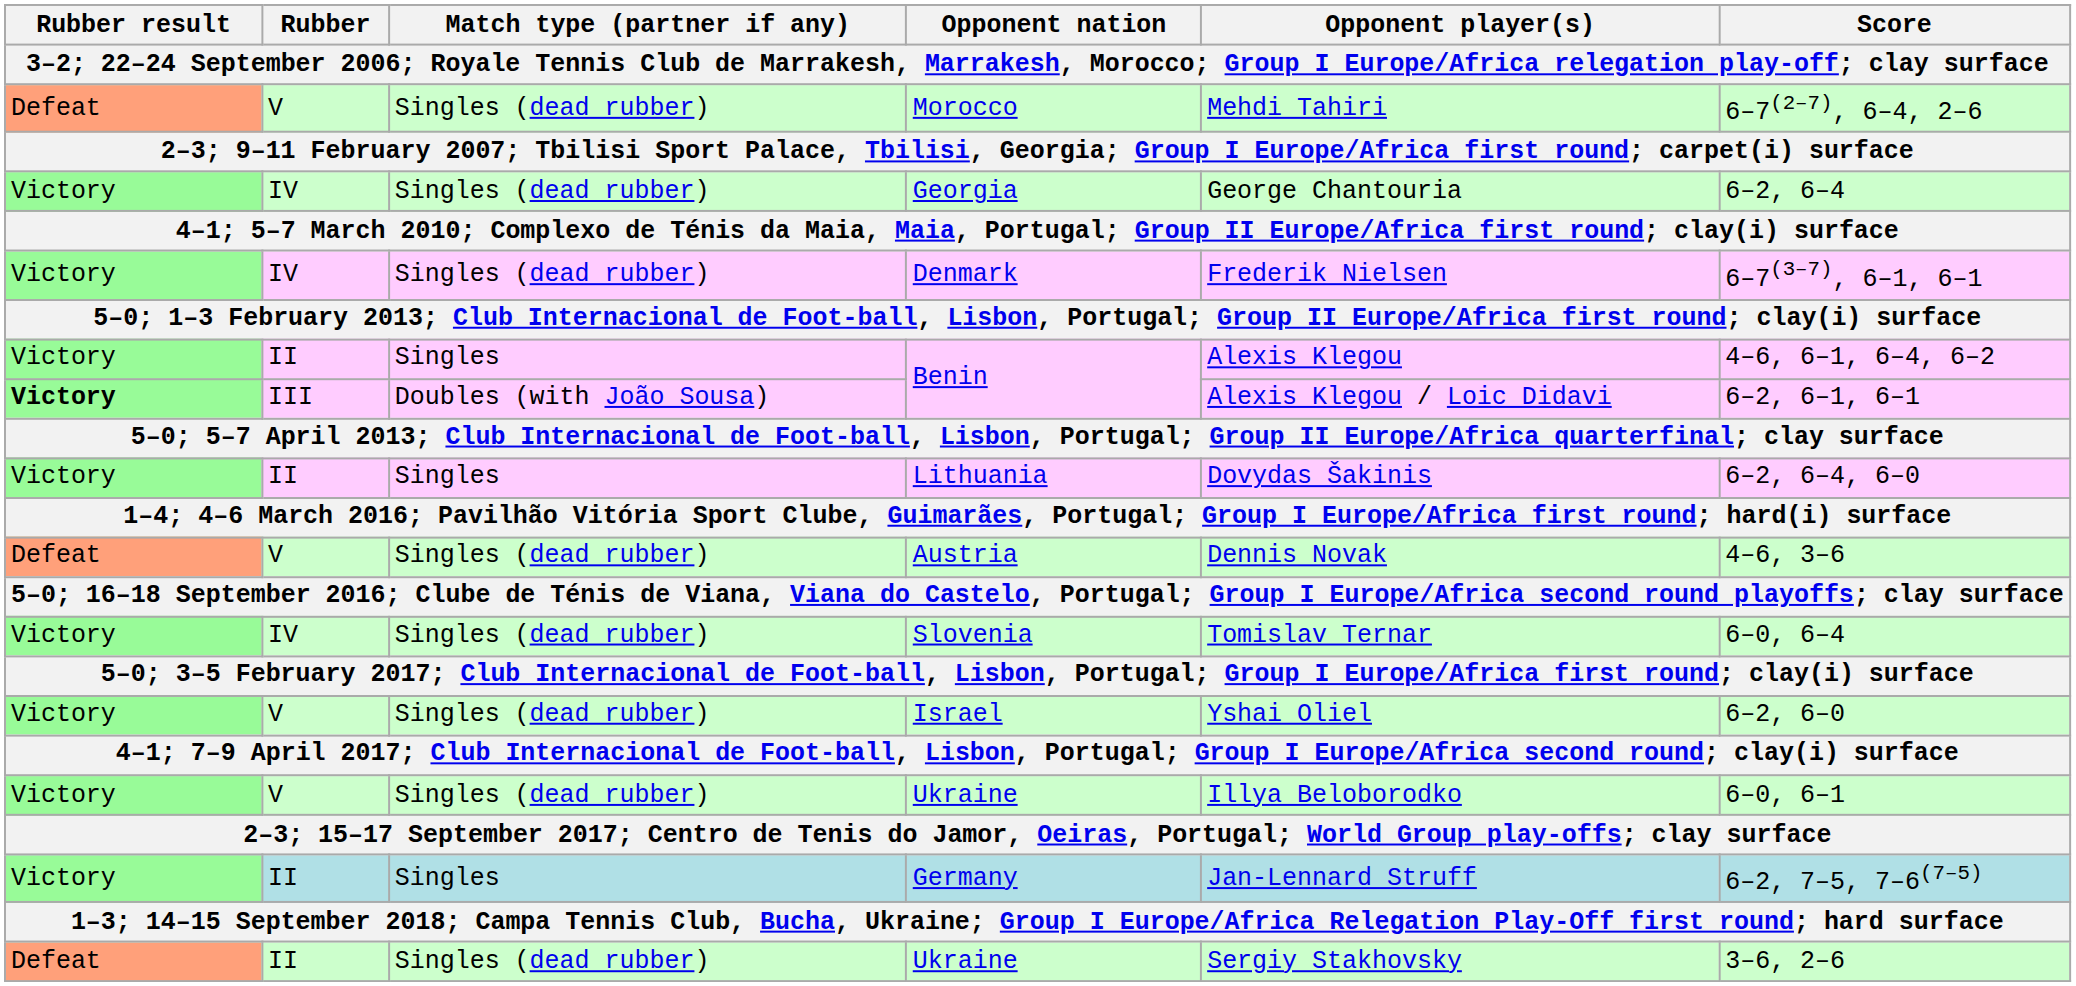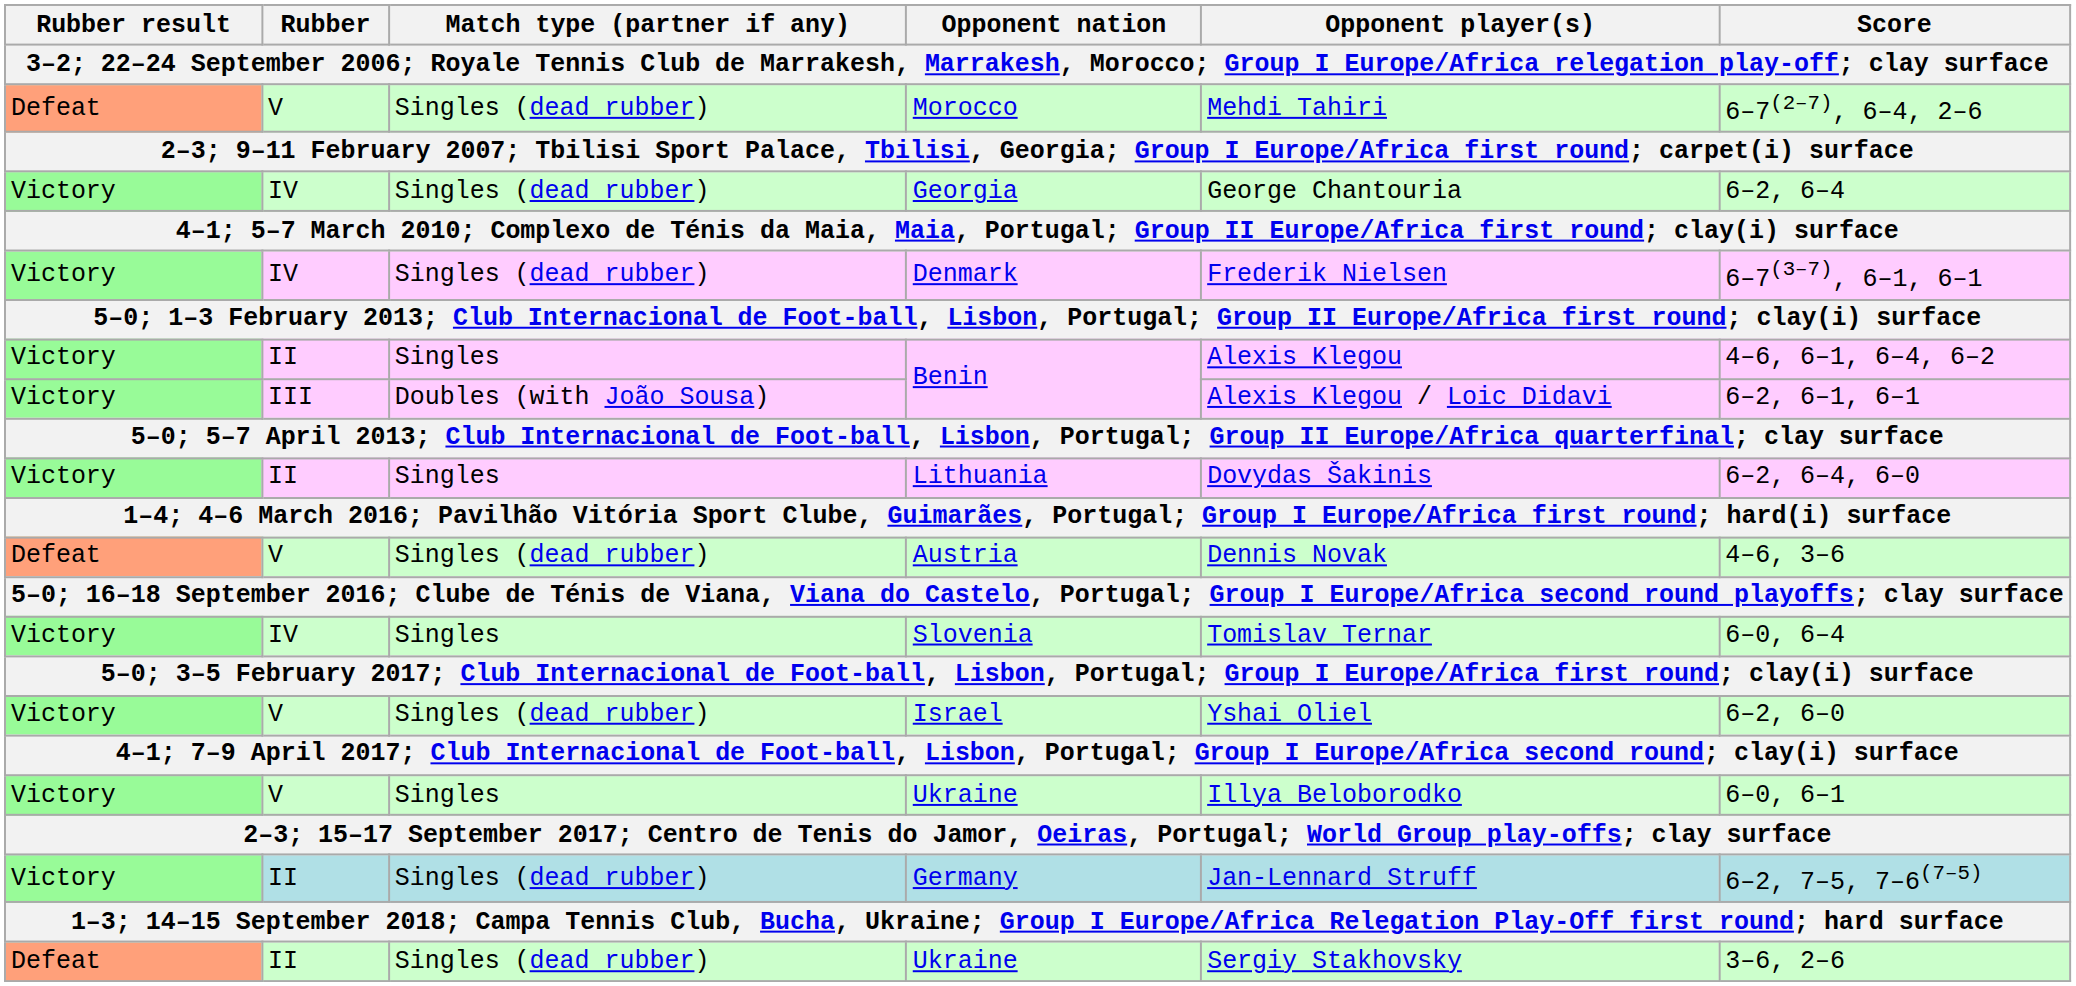(63, 398) bold -> (63, 398) normal
(552, 636) Singles (dead rubber) -> (447, 636) Singles
(552, 795) Singles (dead rubber) -> (447, 795) Singles
(447, 878) Singles -> (552, 878) Singles (dead rubber)
